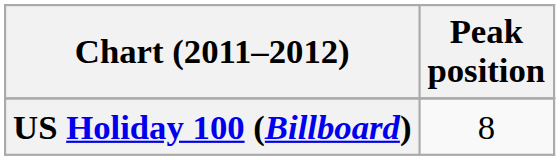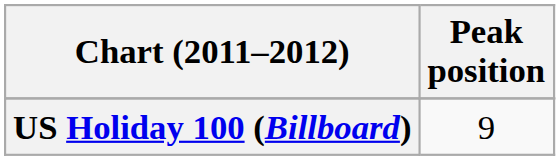(486, 126) 8 -> (486, 126) 9
